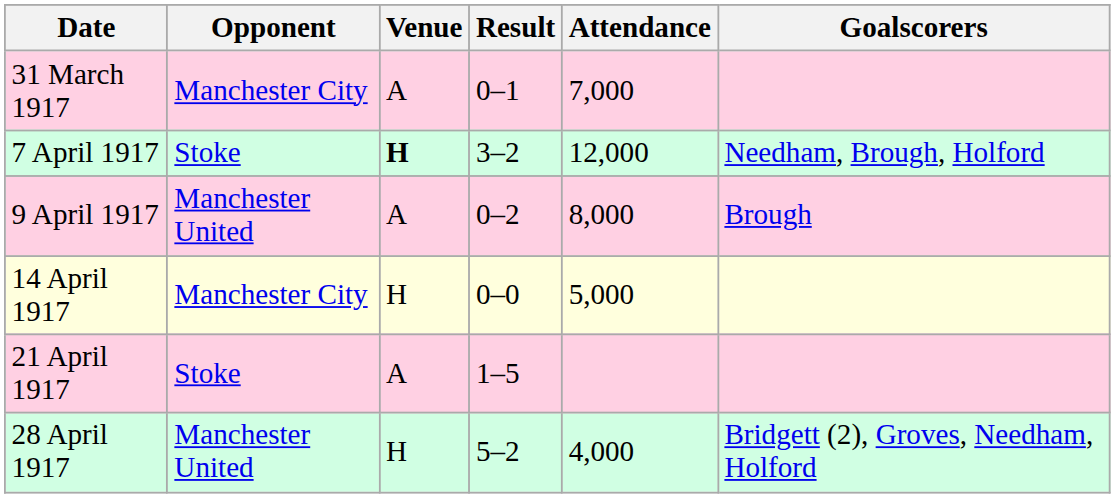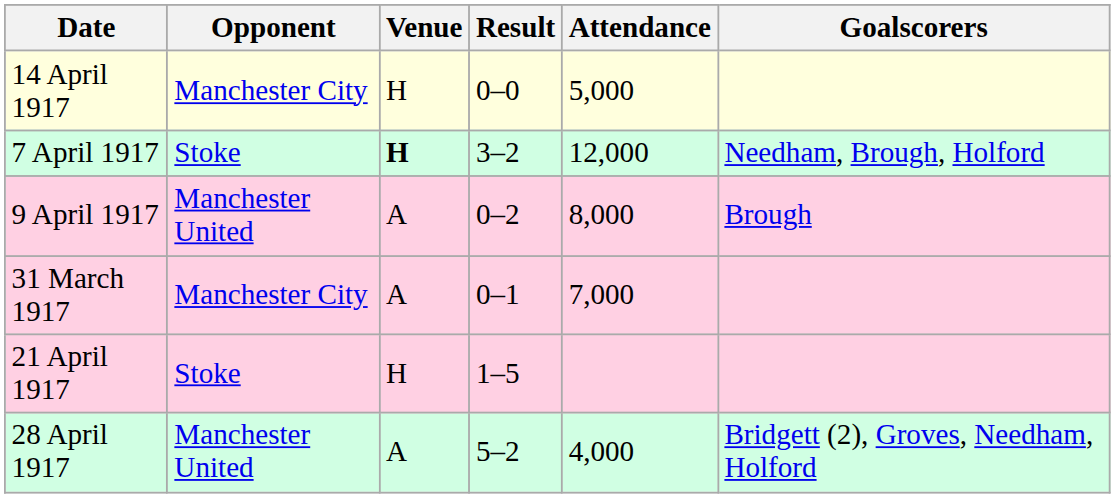rows swapped: (68, 90) <-> (60, 294)
(396, 373) A -> (396, 373) H
(396, 452) H -> (396, 452) A
